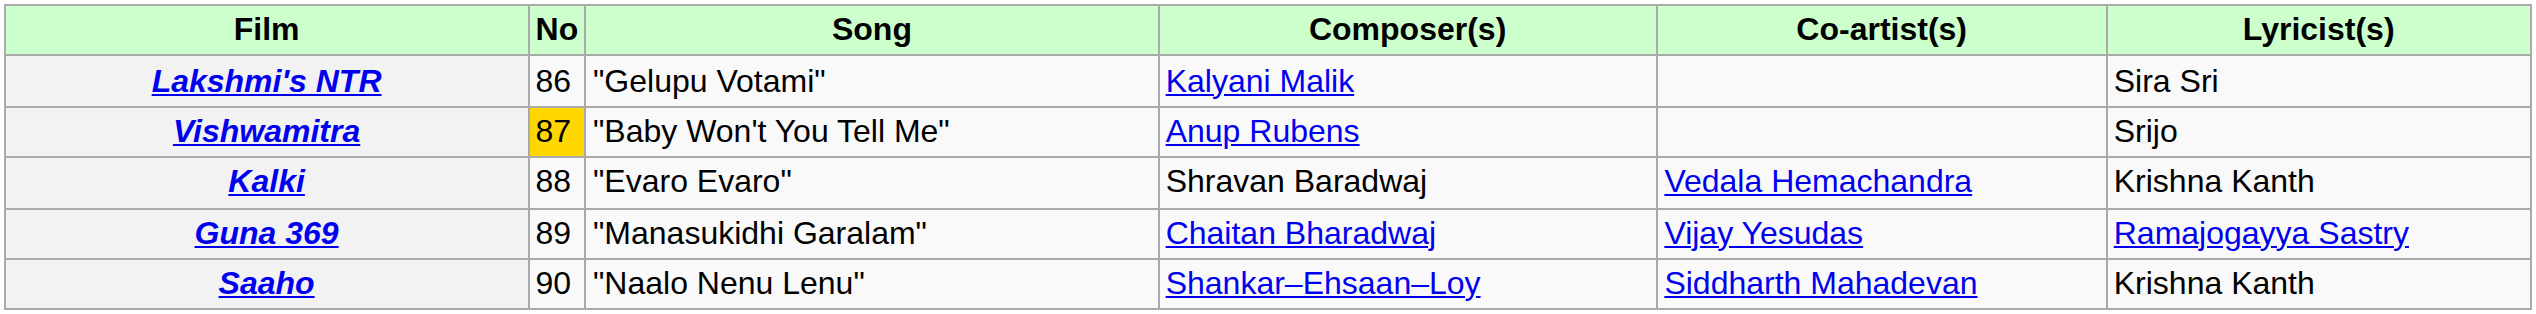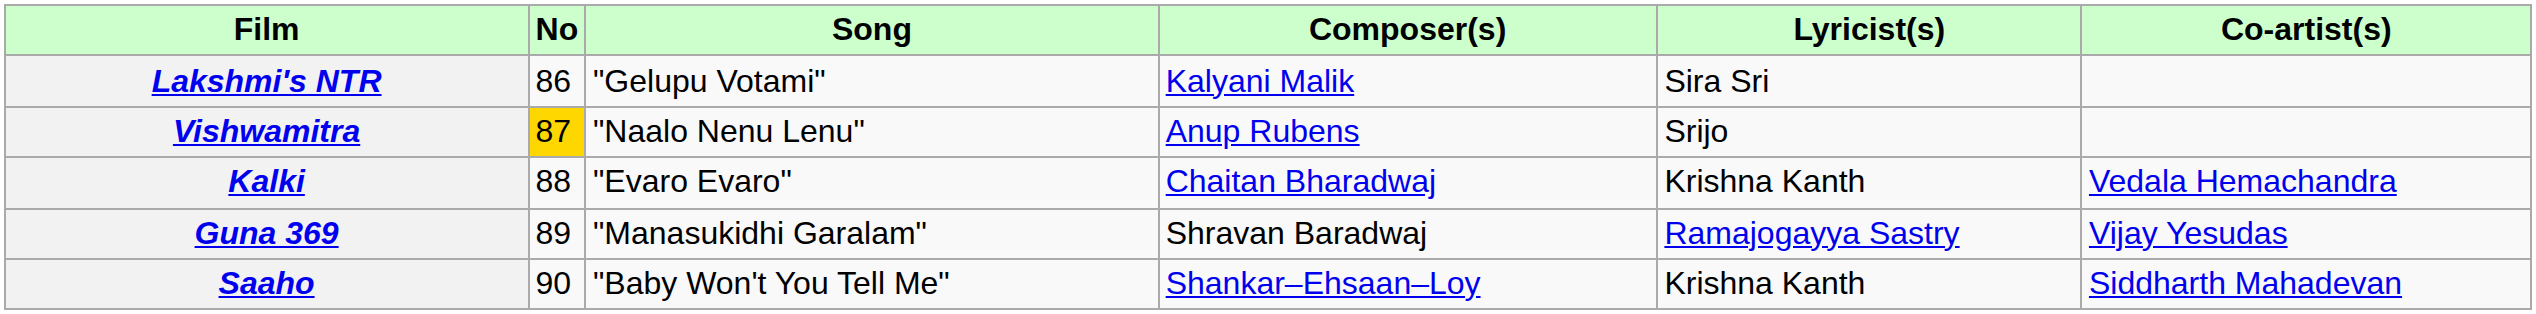columns swapped: (2319, 29) <-> (1882, 29)
(771, 131) "Baby Won't You Tell Me" -> (729, 131) "Naalo Nenu Lenu"
(1296, 182) Shravan Baradwaj -> (1301, 182) Chaitan Bharadwaj
(1301, 232) Chaitan Bharadwaj -> (1296, 232) Shravan Baradwaj
(729, 283) "Naalo Nenu Lenu" -> (771, 283) "Baby Won't You Tell Me"
